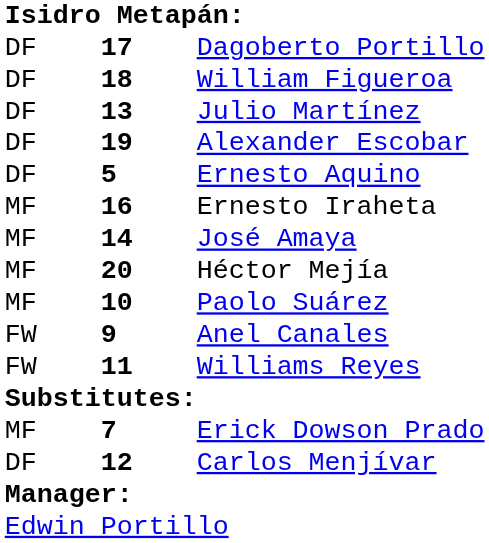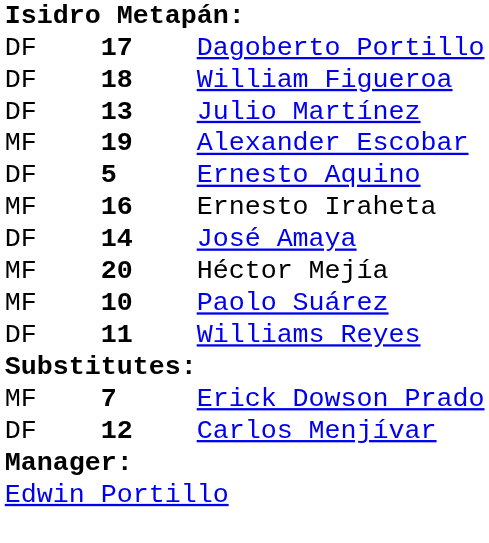(21, 144) DF -> (21, 144) MF
(21, 239) MF -> (21, 239) DF
- row: (293, 335)
(21, 367) FW -> (21, 335) DF
